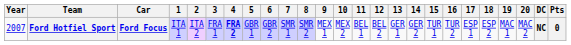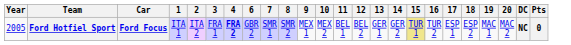- column: (251, 11)
(16, 29) 2007 -> (16, 29) 2005
(434, 29) no background -> (416, 29) khaki background
